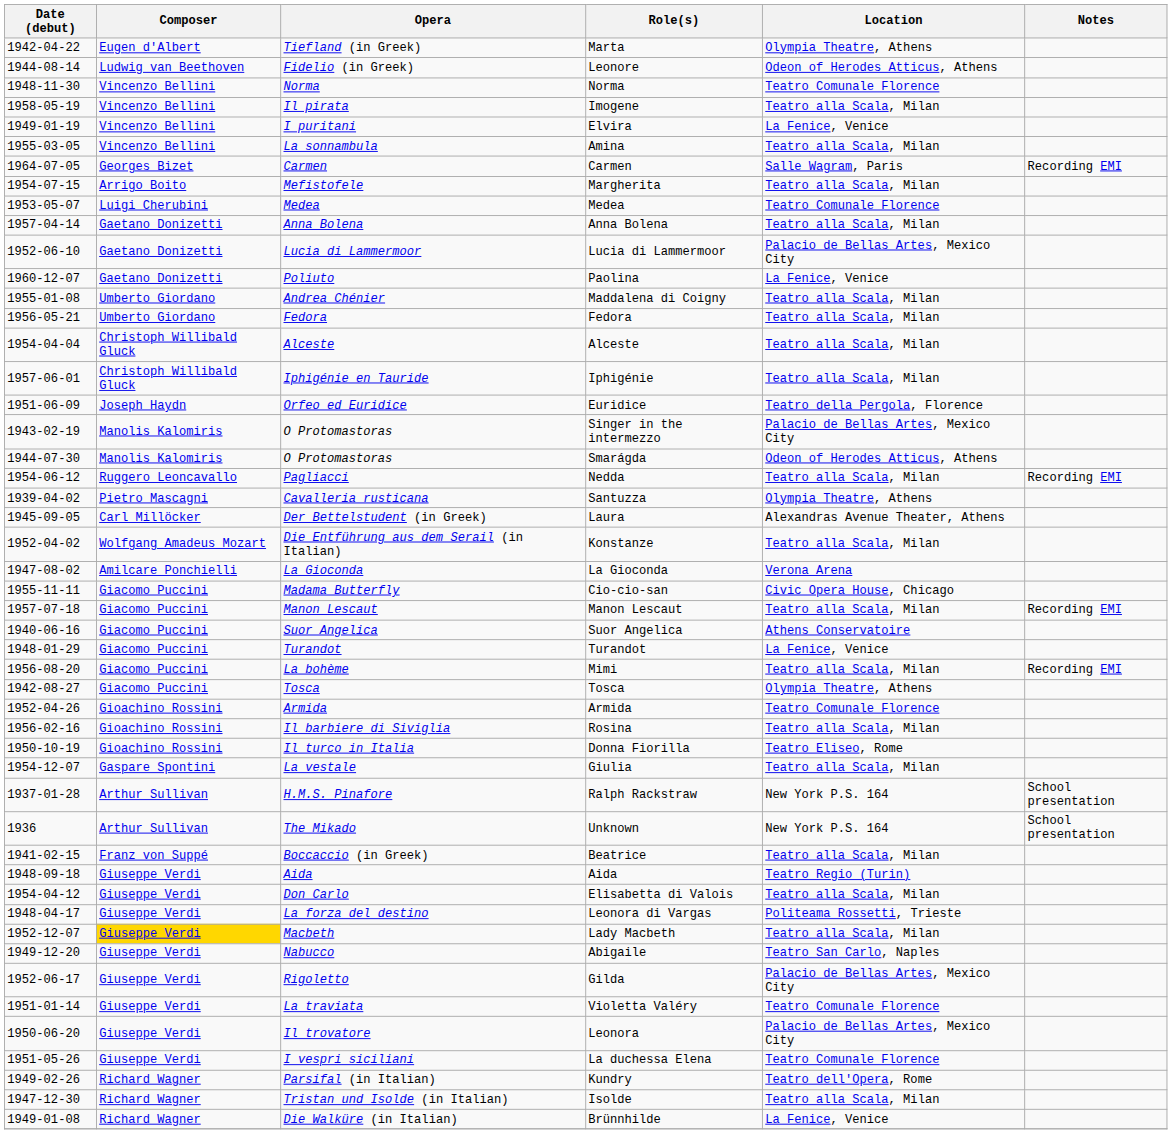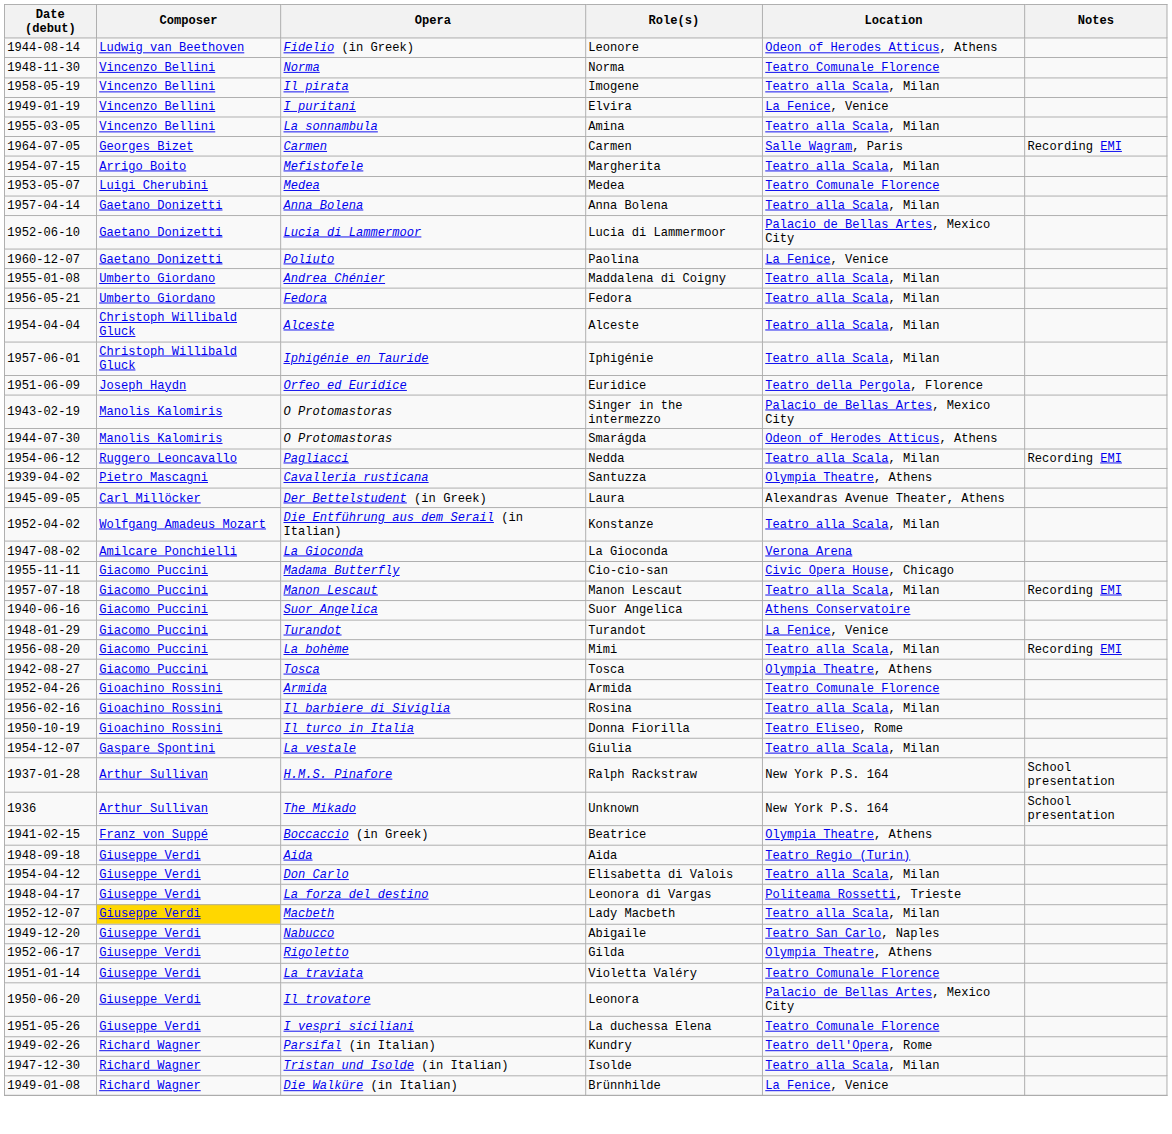- row: (606, 48)
(852, 855) Teatro alla Scala, Milan -> (849, 835) Olympia Theatre, Athens
(878, 980) Palacio de Bellas Artes, Mexico City -> (849, 954) Olympia Theatre, Athens
